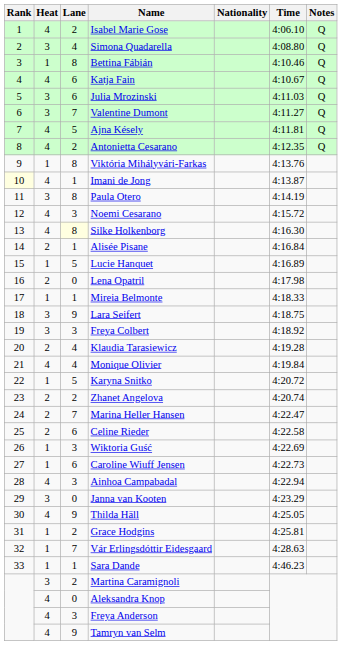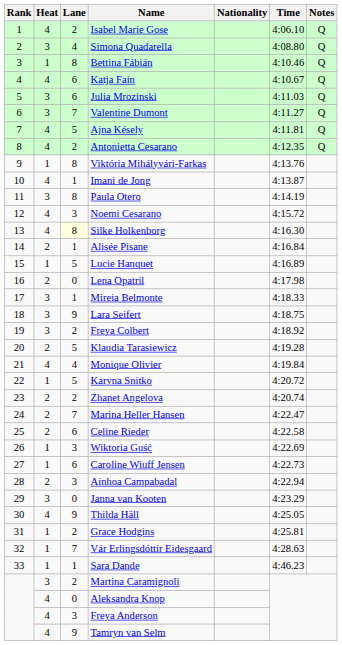(19, 180) lightyellow background -> (19, 180) no background
(47, 297) 1 -> (47, 297) 3
(74, 331) 3 -> (74, 331) 2
(74, 347) 4 -> (74, 347) 5
(47, 481) 4 -> (47, 481) 2
